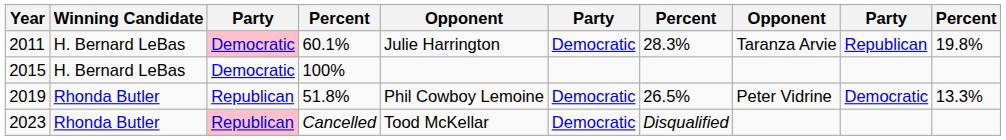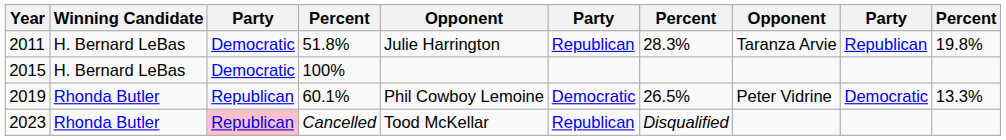(253, 44) pink background -> (253, 44) no background
(326, 44) 60.1% -> (326, 44) 51.8%
(594, 44) Democratic -> (593, 44) Republican
(326, 96) 51.8% -> (326, 96) 60.1%
(594, 123) Democratic -> (593, 123) Republican
